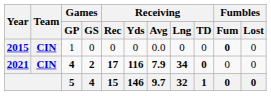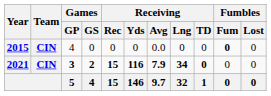(72, 47) 1 -> (72, 47) 4
(72, 64) 4 -> (72, 64) 3
(113, 64) 17 -> (113, 64) 15
